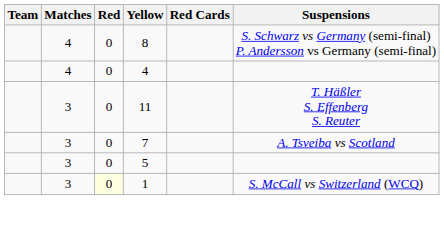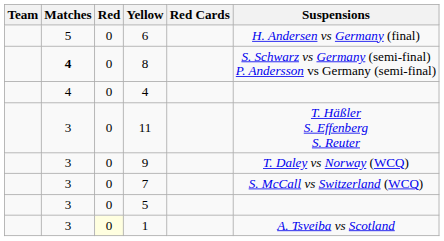+ row: (145, 35)
(68, 43) normal -> (68, 63) bold
+ row: (145, 163)
(336, 142) A. Tsveiba vs Scotland -> (336, 184) S. McCall vs Switzerland (WCQ)
(336, 184) S. McCall vs Switzerland (WCQ) -> (336, 225) A. Tsveiba vs Scotland
